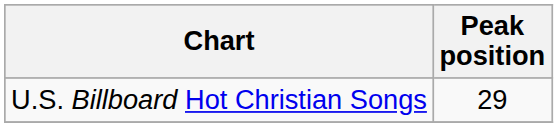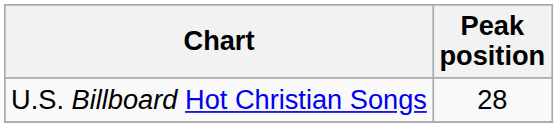(492, 99) 29 -> (492, 99) 28
